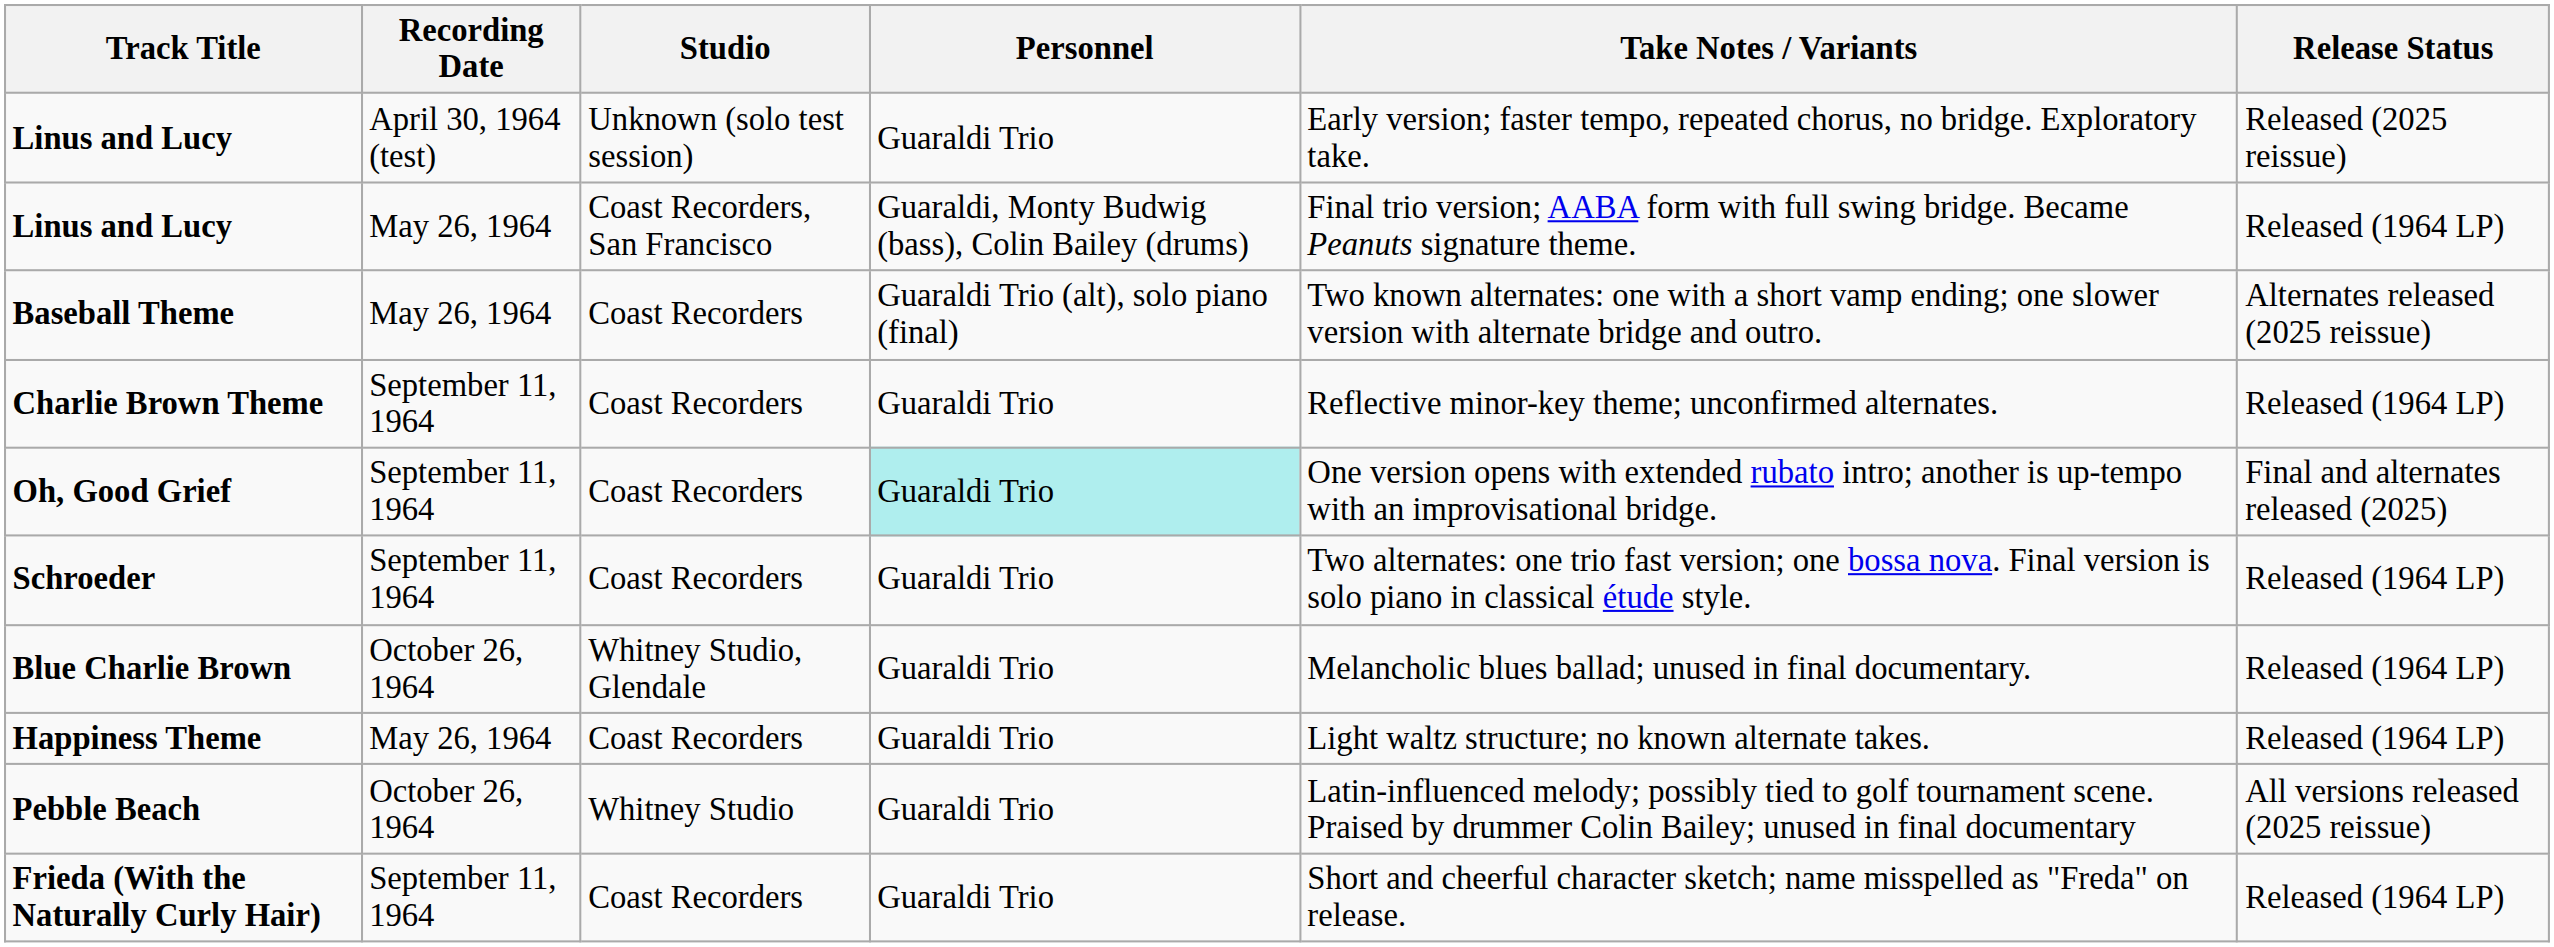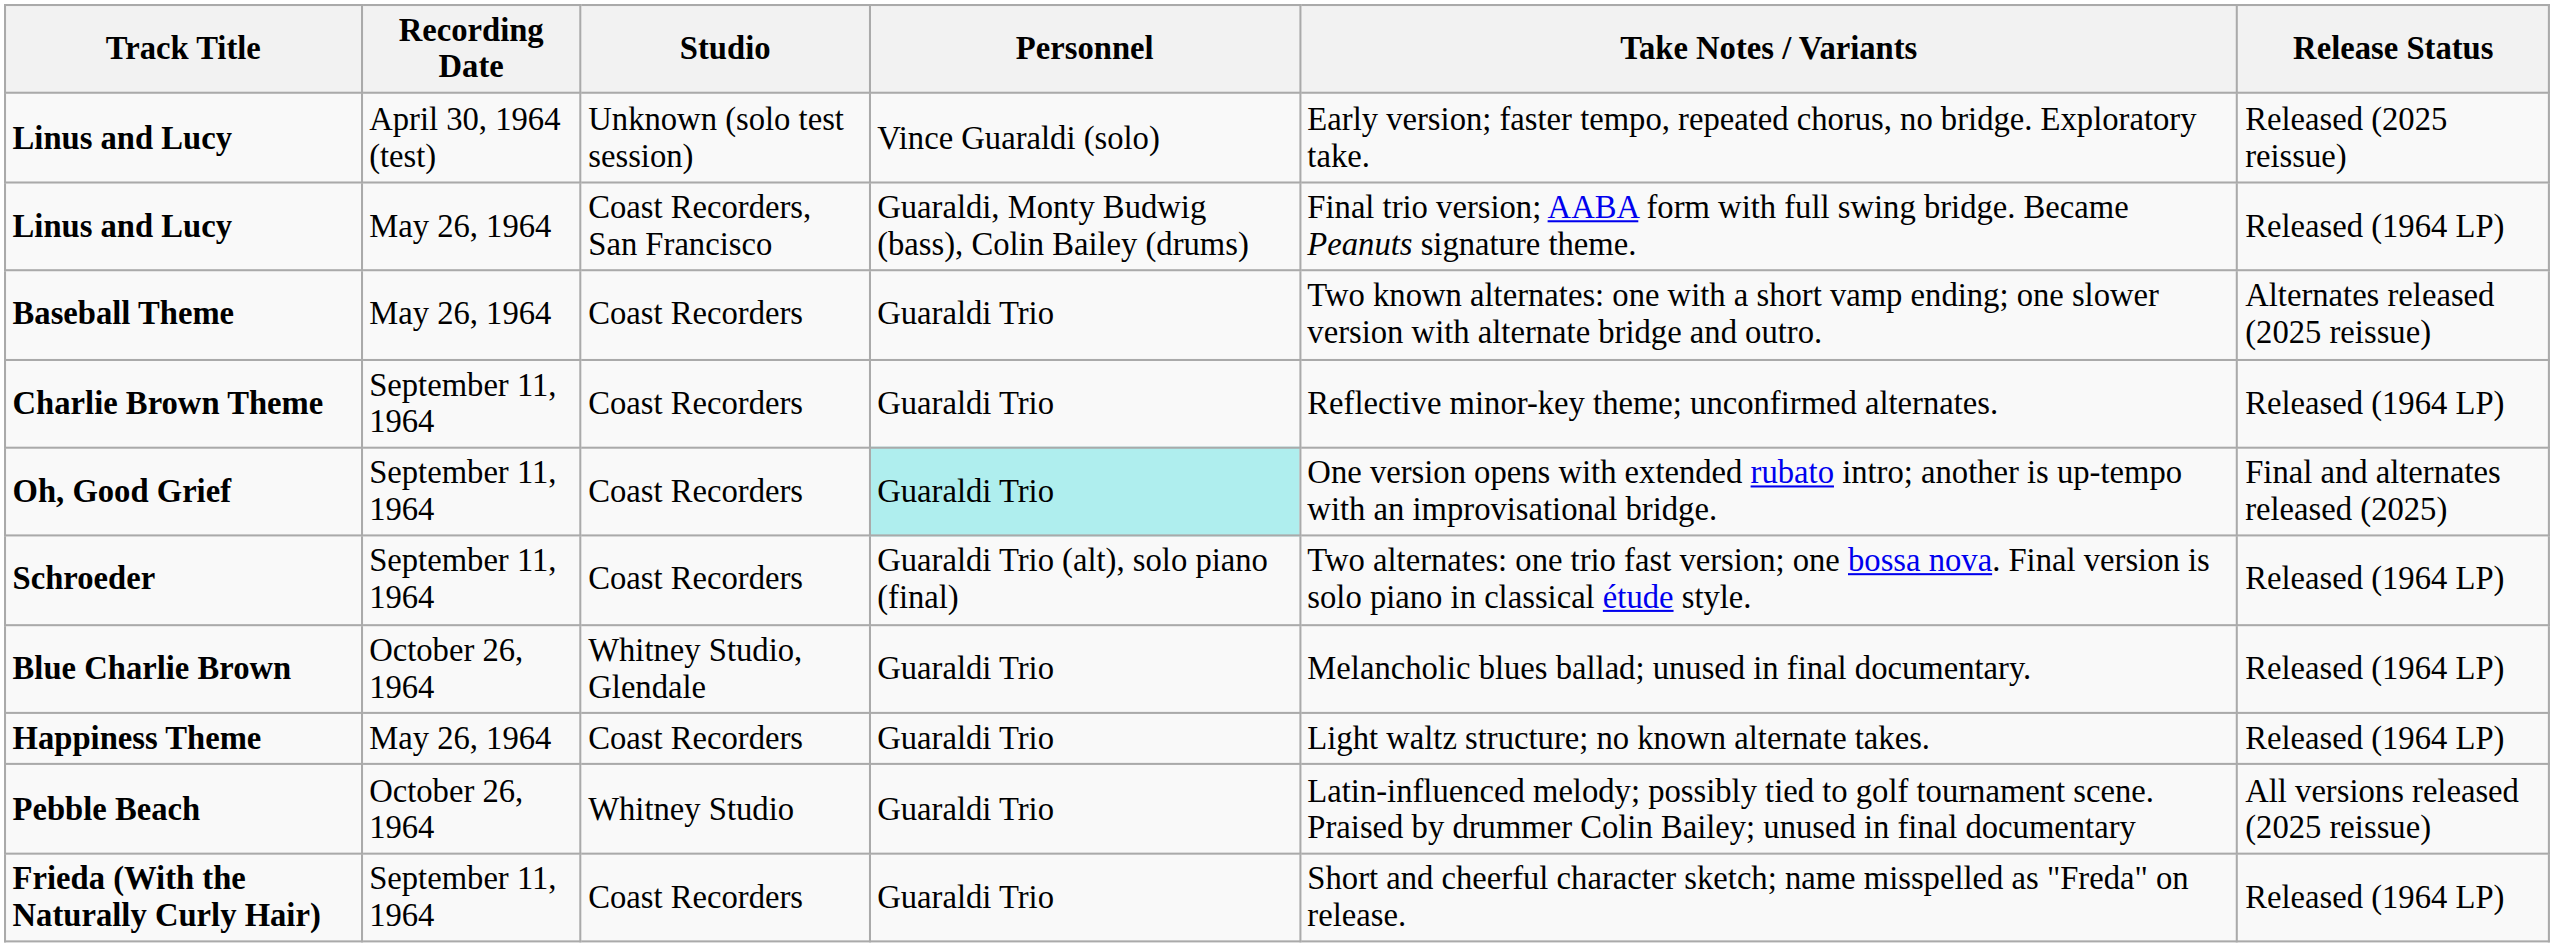(966, 137) Guaraldi Trio -> (1018, 137) Vince Guaraldi (solo)
(1073, 314) Guaraldi Trio (alt), solo piano (final) -> (966, 314) Guaraldi Trio
(966, 579) Guaraldi Trio -> (1073, 579) Guaraldi Trio (alt), solo piano (final)
